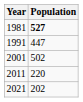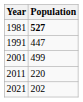(38, 58) 502 -> (38, 58) 499
